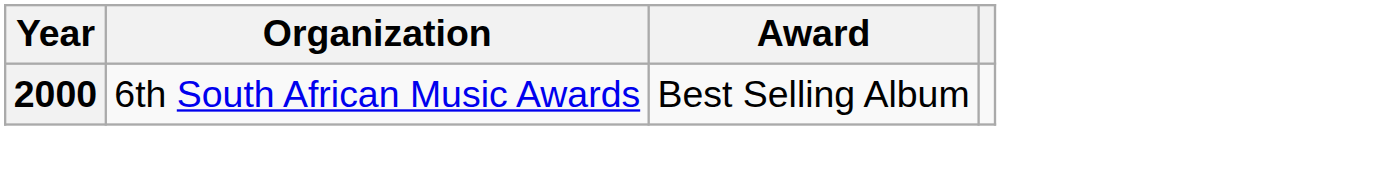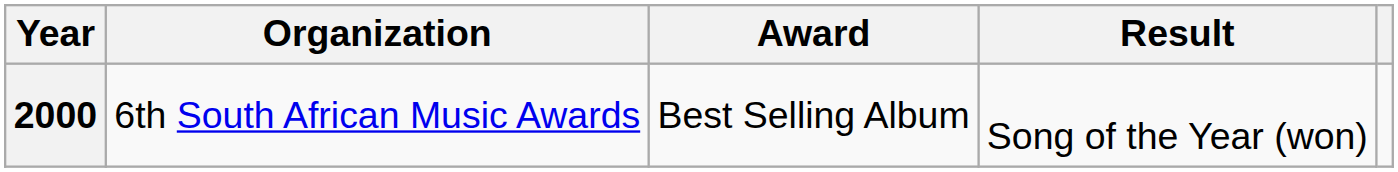+ column: (1177, 34)
